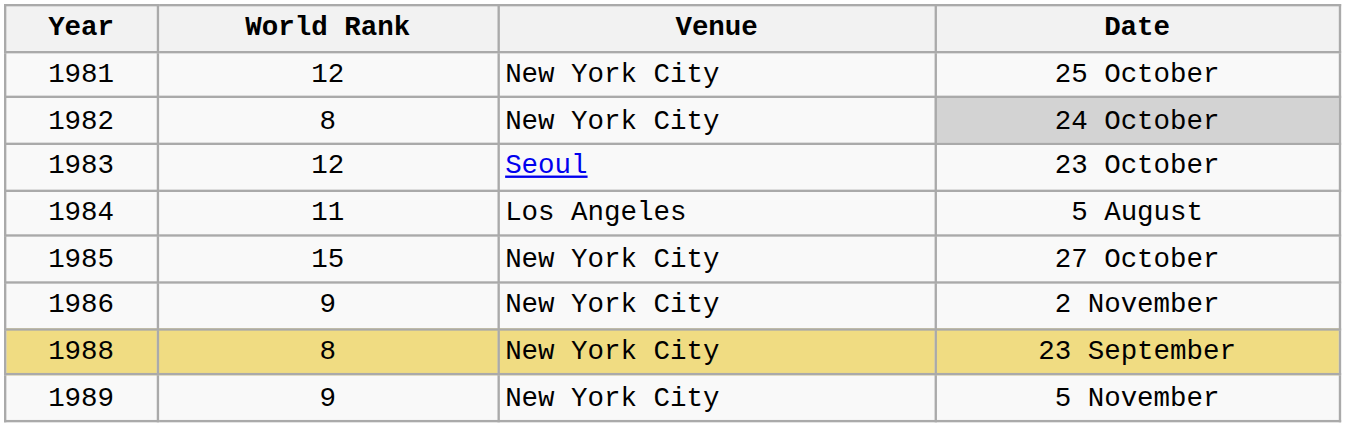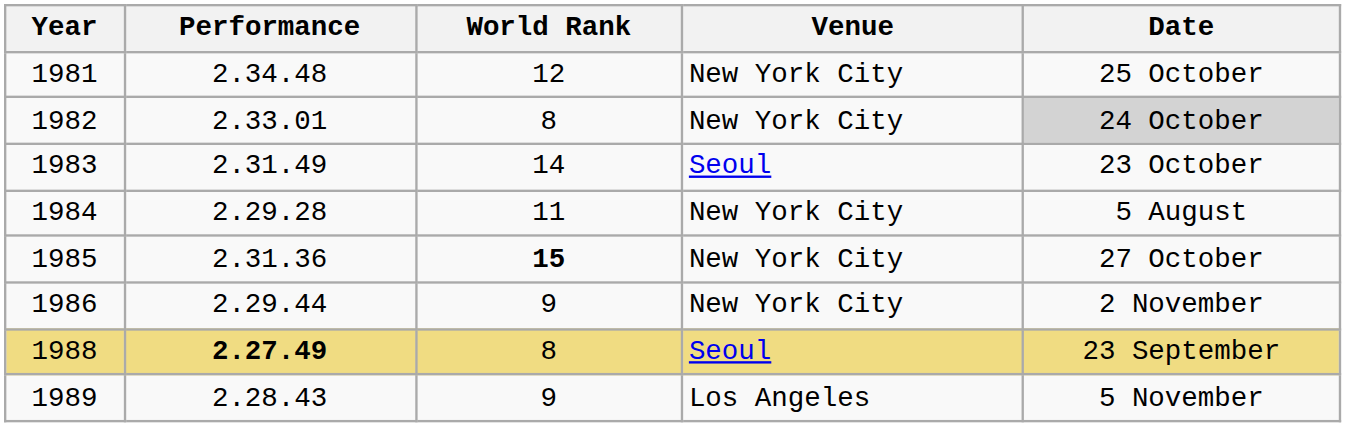+ column: (270, 28)
(328, 167) 12 -> (549, 167) 14
(596, 213) Los Angeles -> (796, 213) New York City
(328, 259) normal -> (549, 259) bold
(612, 351) New York City -> (730, 351) Seoul
(612, 397) New York City -> (780, 397) Los Angeles
